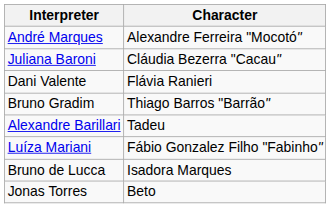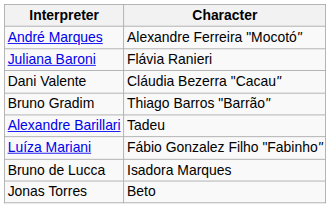(204, 59) Cláudia Bezerra "Cacau" -> (170, 59) Flávia Ranieri
(170, 81) Flávia Ranieri -> (204, 81) Cláudia Bezerra "Cacau"
